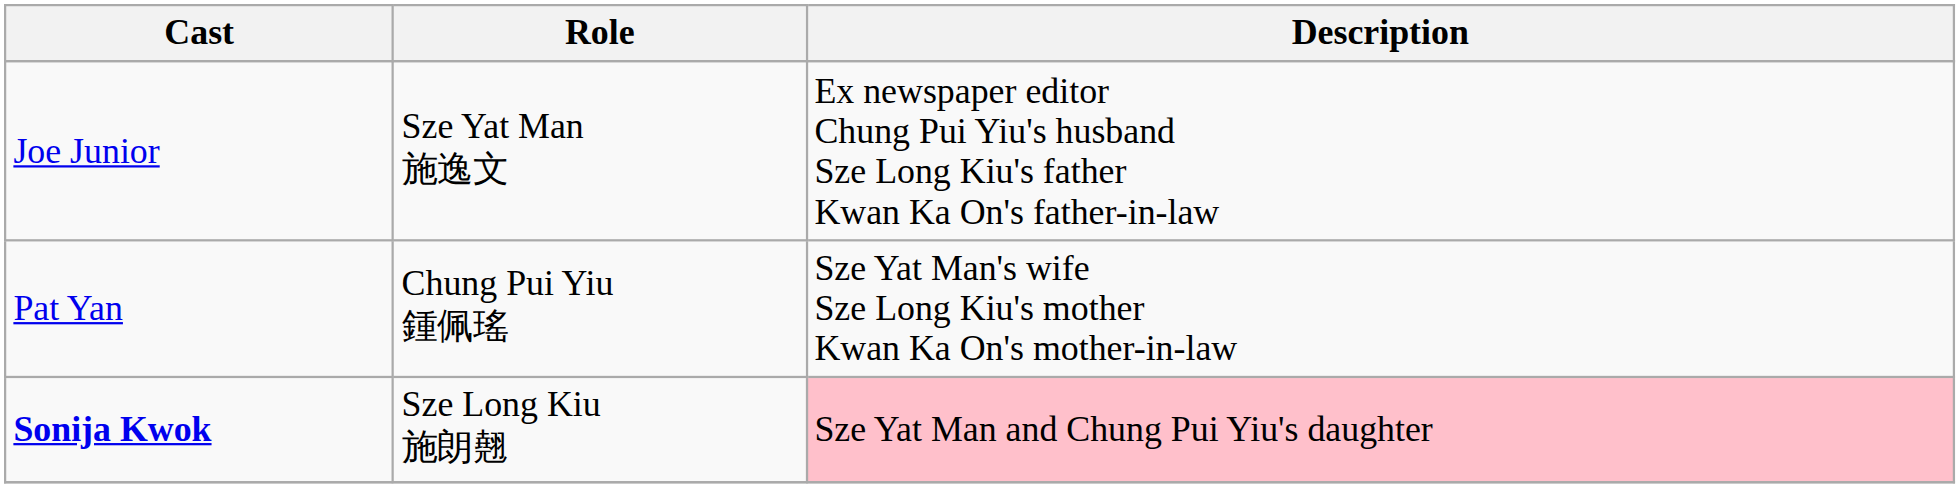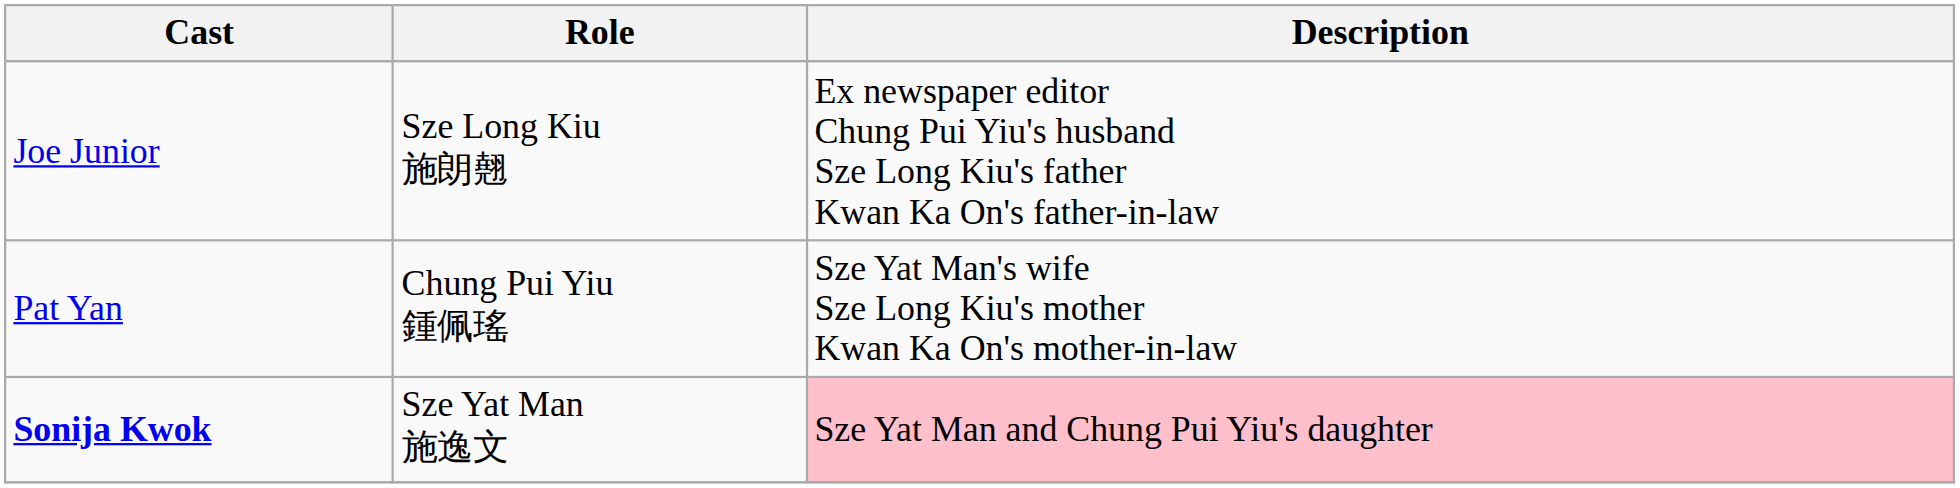(493, 148) Sze Yat Man 施逸文 -> (501, 148) Sze Long Kiu 施朗翹
(501, 426) Sze Long Kiu 施朗翹 -> (493, 426) Sze Yat Man 施逸文
